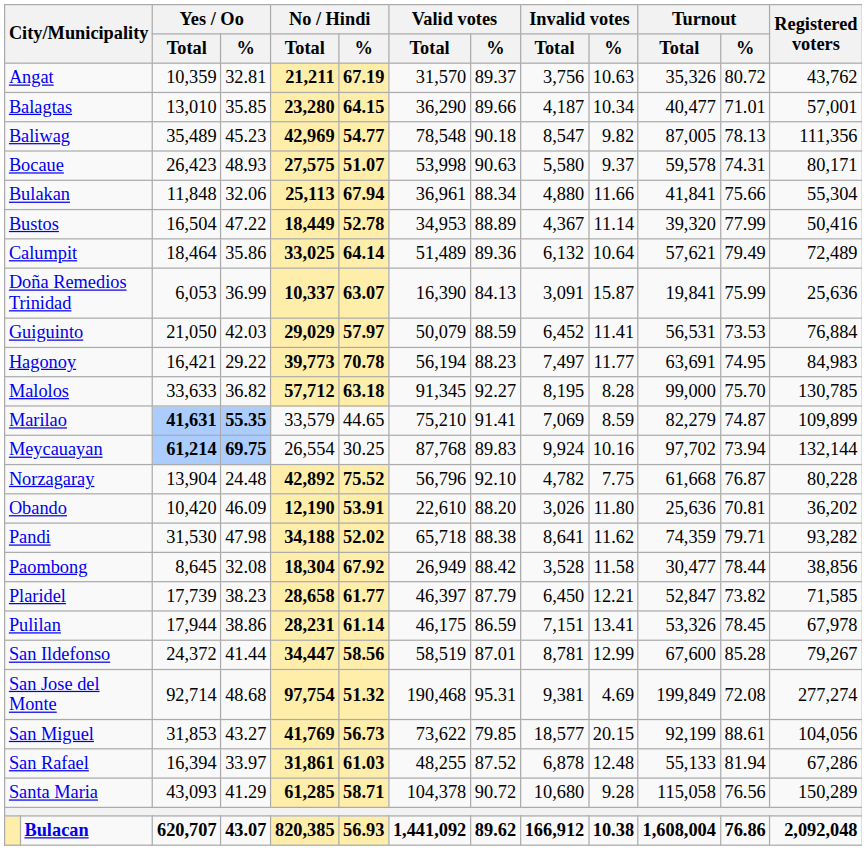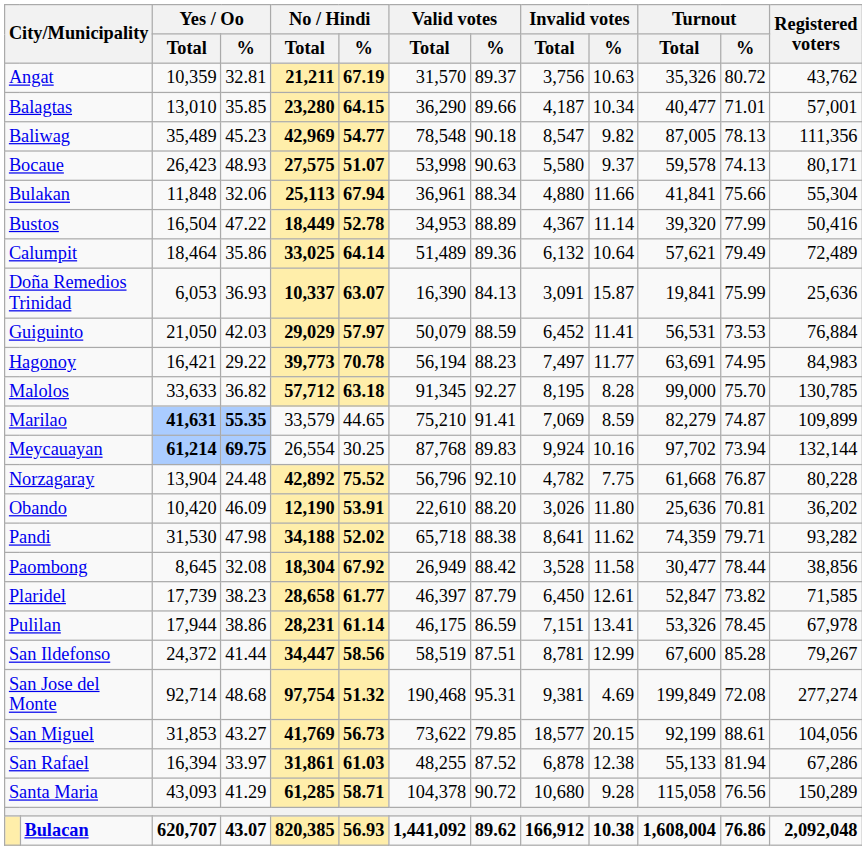(745, 165) 74.31 -> (745, 165) 74.13
(246, 293) 36.99 -> (246, 293) 36.93
(613, 596) 12.21 -> (613, 596) 12.61
(495, 654) 87.01 -> (495, 654) 87.51
(613, 763) 12.48 -> (613, 763) 12.38
